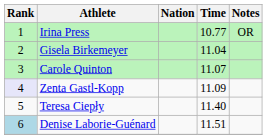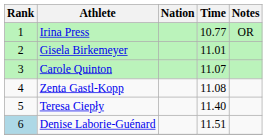(213, 50) 11.04 -> (213, 50) 11.01
(21, 87) lavender background -> (21, 87) no background
(213, 87) 11.09 -> (213, 87) 11.08
